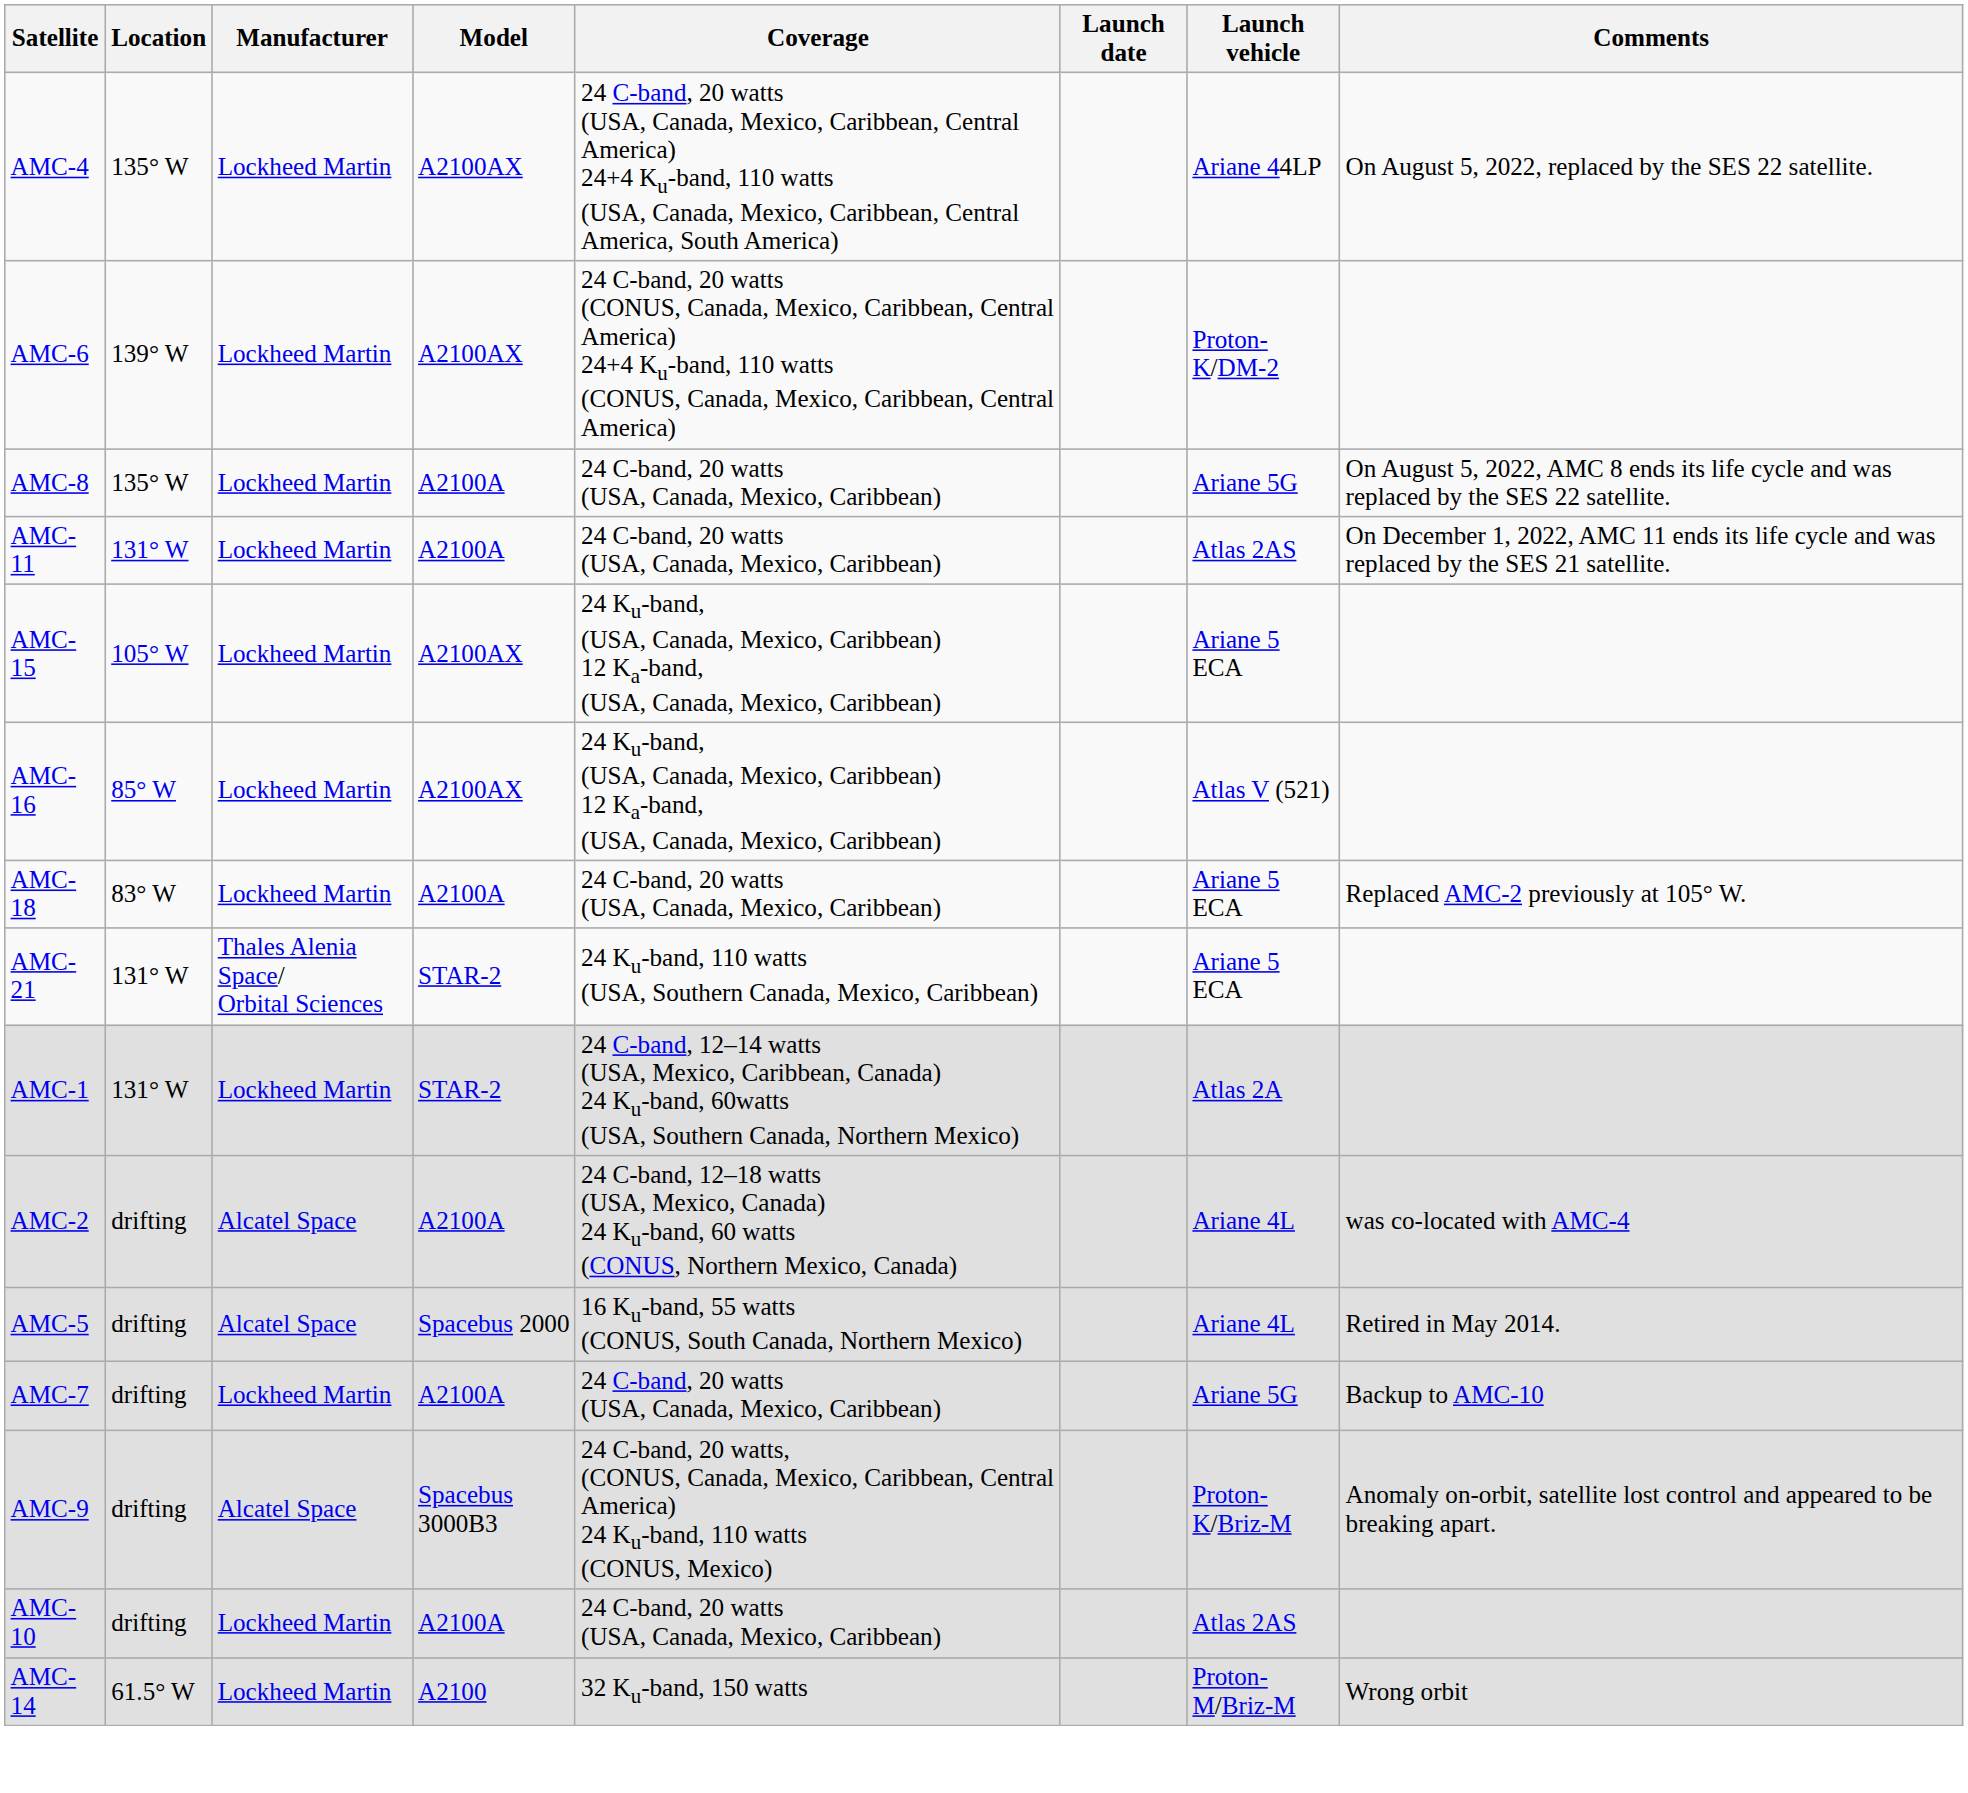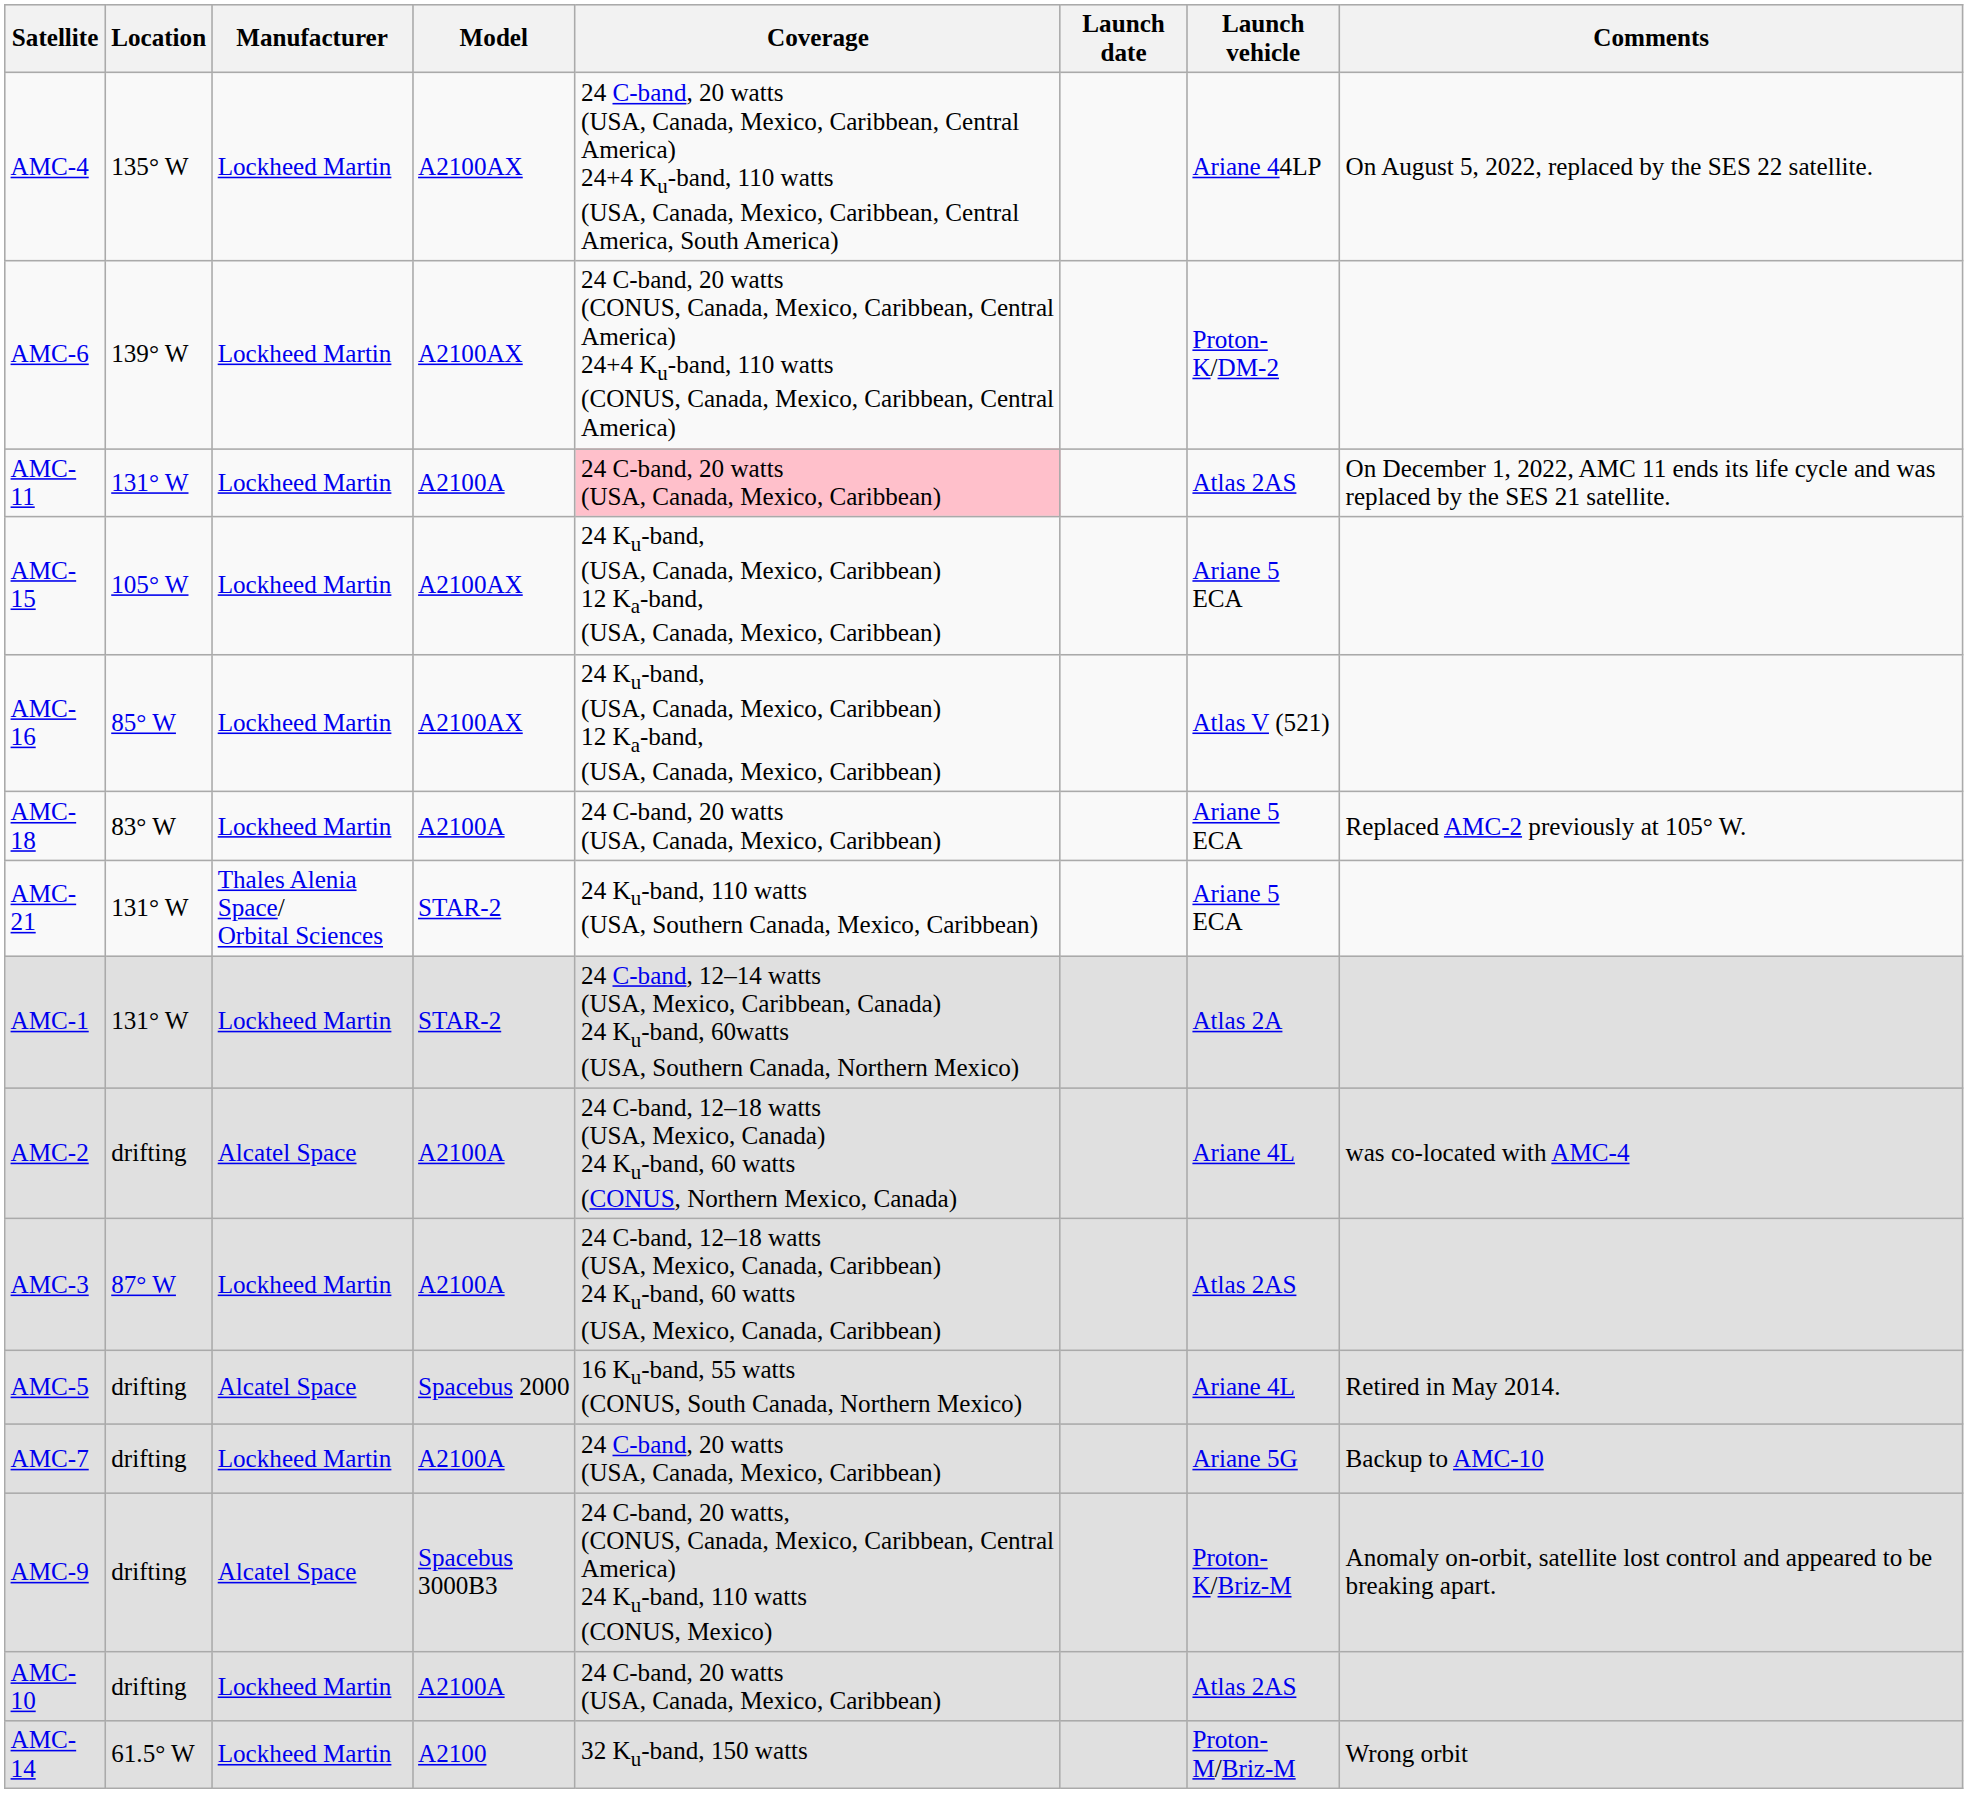- row: (50, 482)
(761, 550) no background -> (761, 482) pink background
+ row: (50, 1284)
